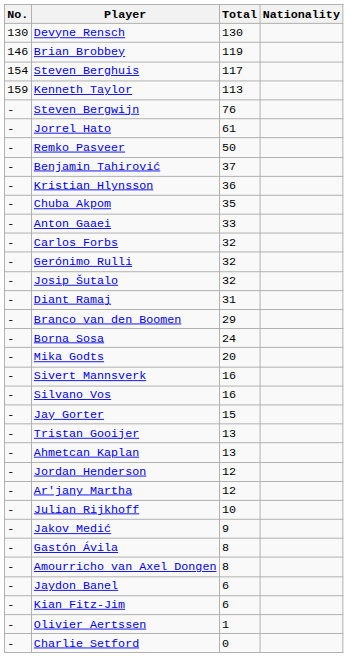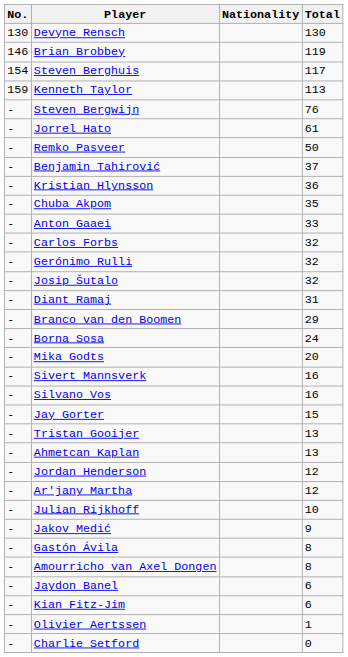columns swapped: (301, 14) <-> (240, 14)
